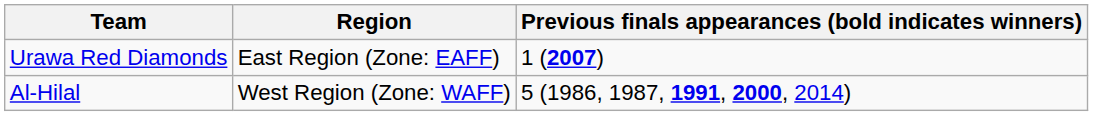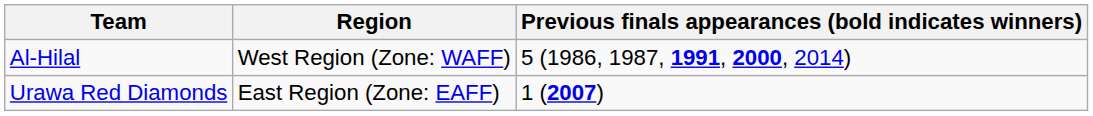rows swapped: (45, 92) <-> (119, 57)
